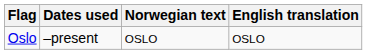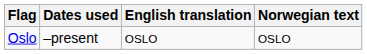columns swapped: (175, 15) <-> (296, 15)
